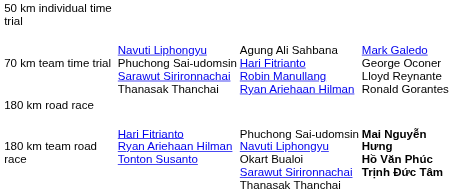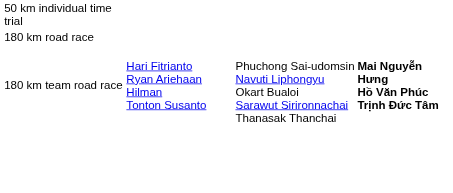- row: (58, 63)
